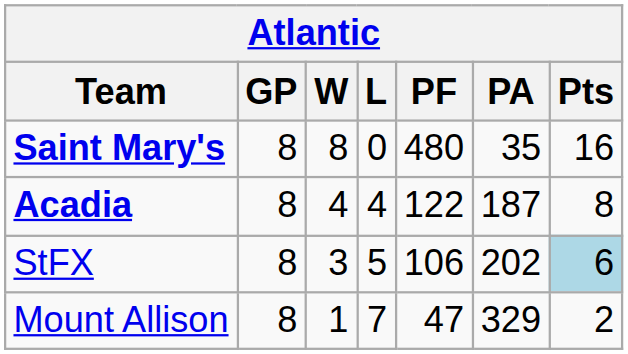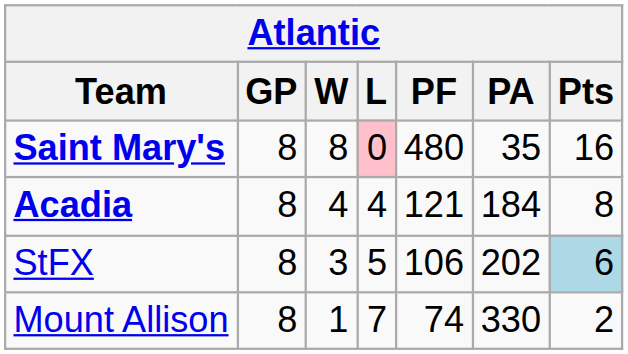(377, 148) no background -> (377, 148) pink background
(434, 205) 122 -> (434, 205) 121
(511, 205) 187 -> (511, 205) 184
(444, 320) 47 -> (444, 320) 74
(511, 320) 329 -> (511, 320) 330
